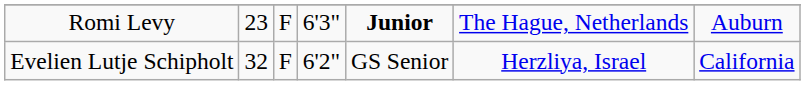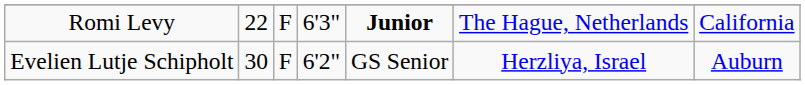(256, 23) 23 -> (256, 23) 22
(747, 23) Auburn -> (747, 23) California
(256, 60) 32 -> (256, 60) 30
(747, 60) California -> (747, 60) Auburn
